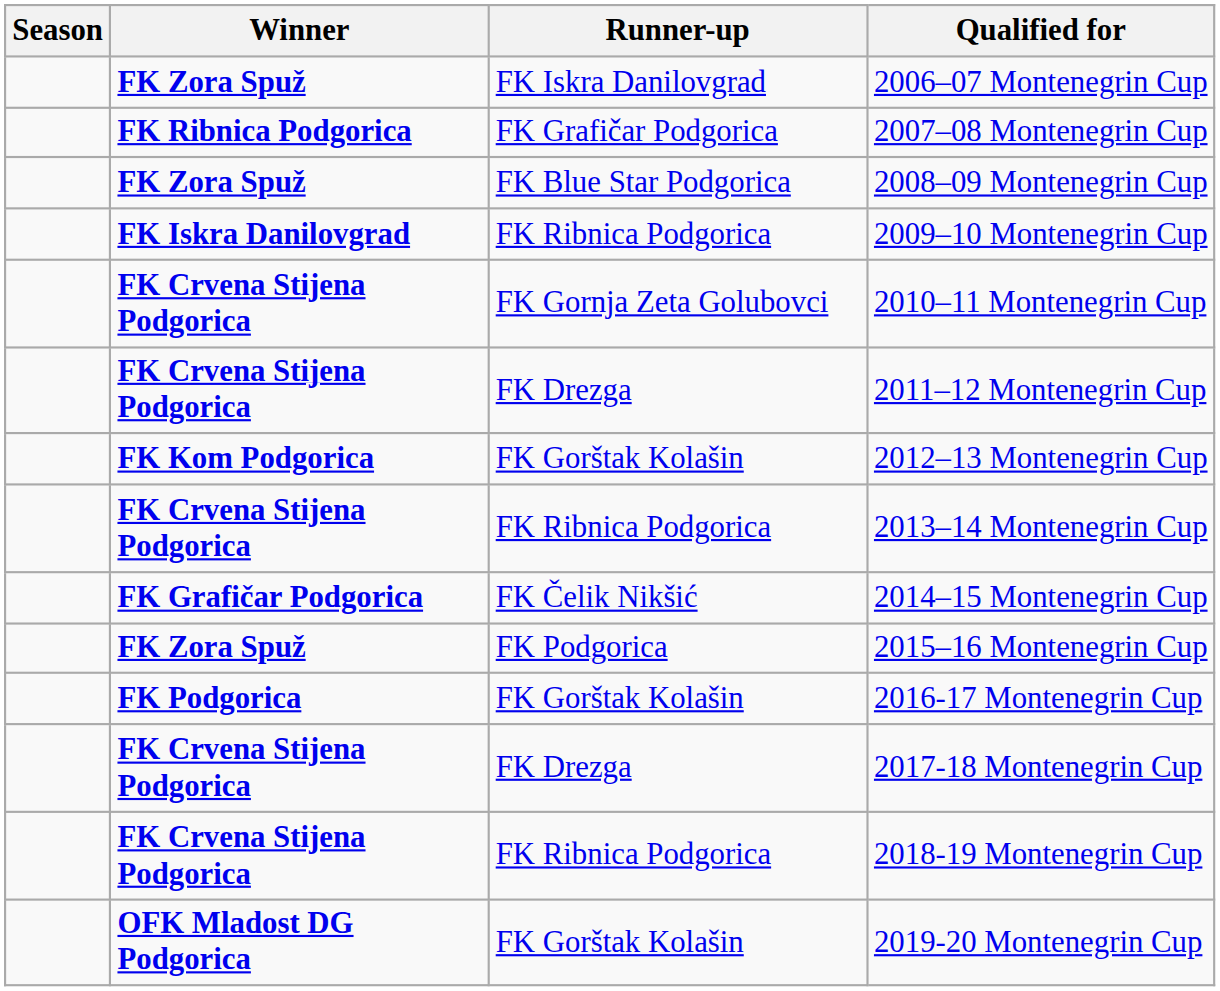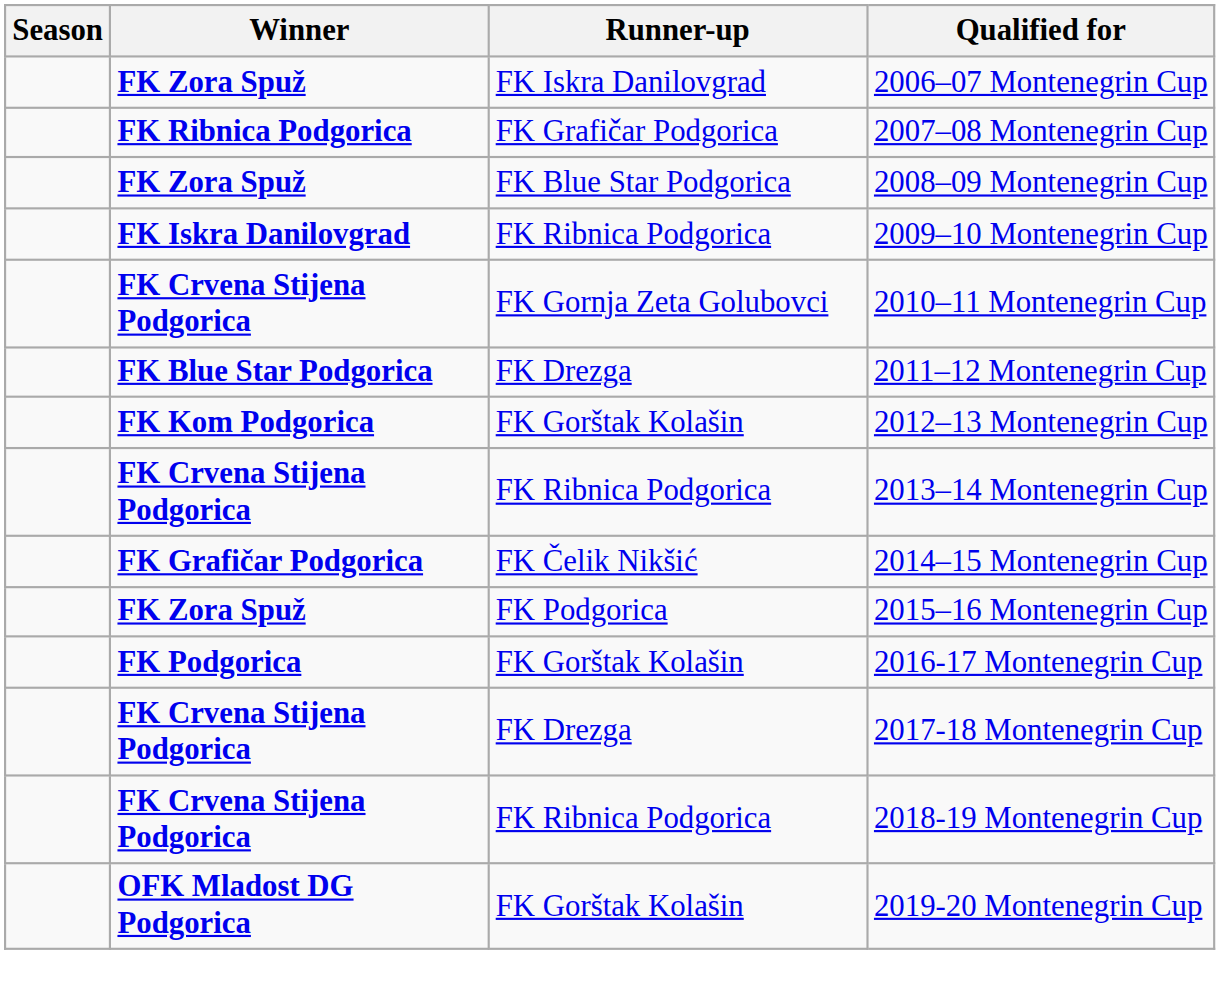(241, 389) FK Crvena Stijena Podgorica -> (275, 371) FK Blue Star Podgorica
